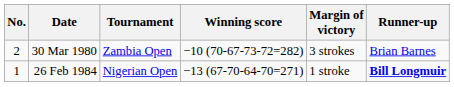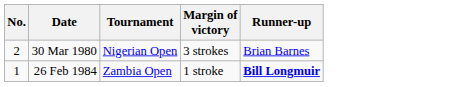- column: (243, 22)
(137, 50) Zambia Open -> (140, 50) Nigerian Open
(140, 71) Nigerian Open -> (137, 71) Zambia Open
